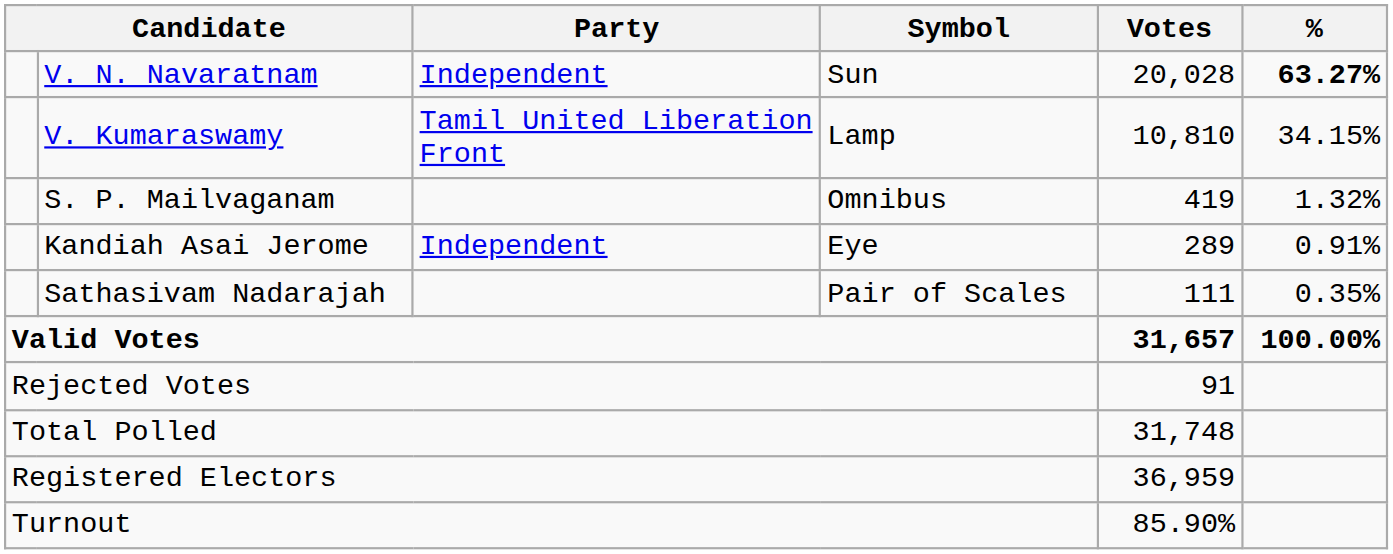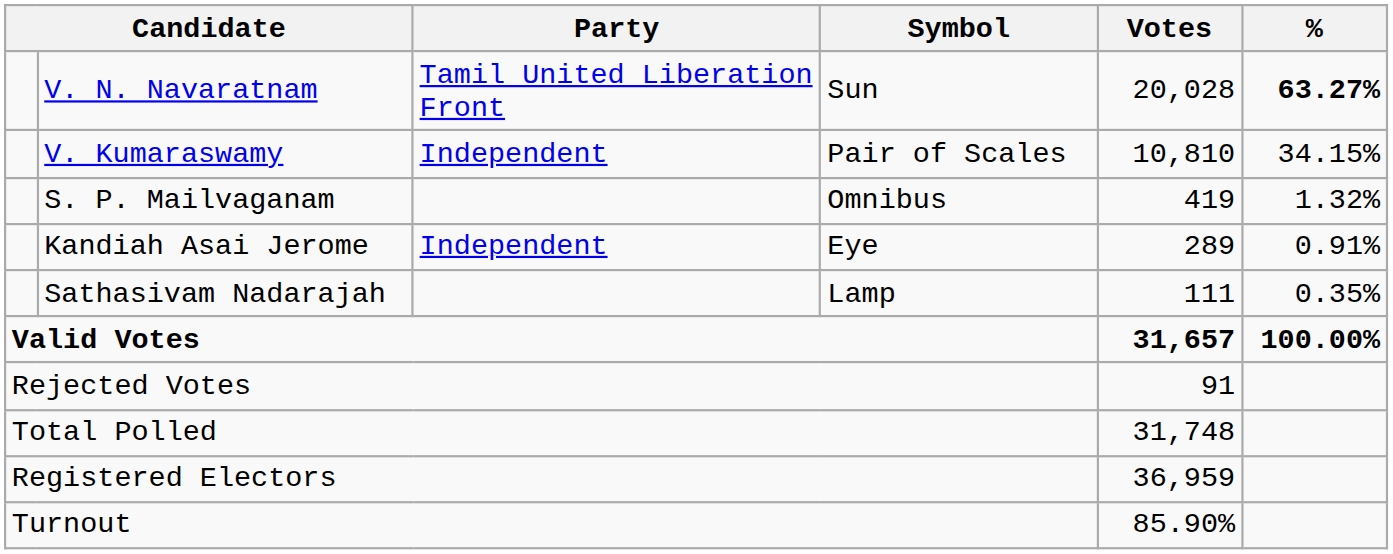(514, 75) Independent -> (616, 91) Tamil United Liberation Front
(616, 138) Tamil United Liberation Front -> (514, 154) Independent
(862, 138) Lamp -> (947, 154) Pair of Scales
(947, 293) Pair of Scales -> (862, 293) Lamp
